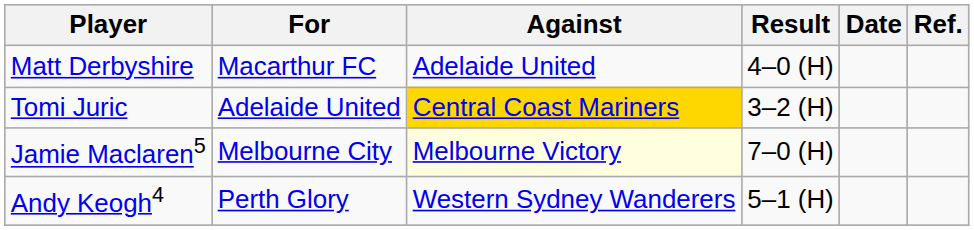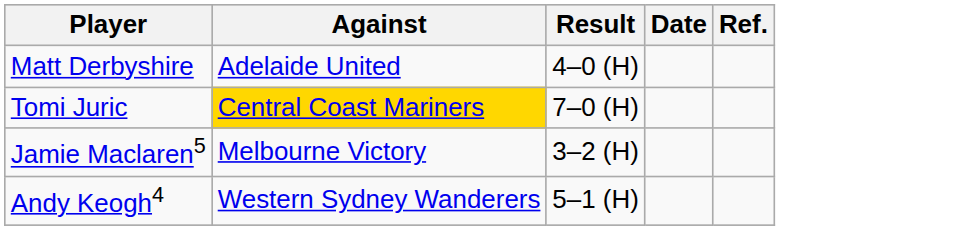- column: (309, 25)
(791, 107) 3–2 (H) -> (596, 107) 7–0 (H)
(517, 151) lightyellow background -> (322, 151) no background
(791, 151) 7–0 (H) -> (596, 151) 3–2 (H)
